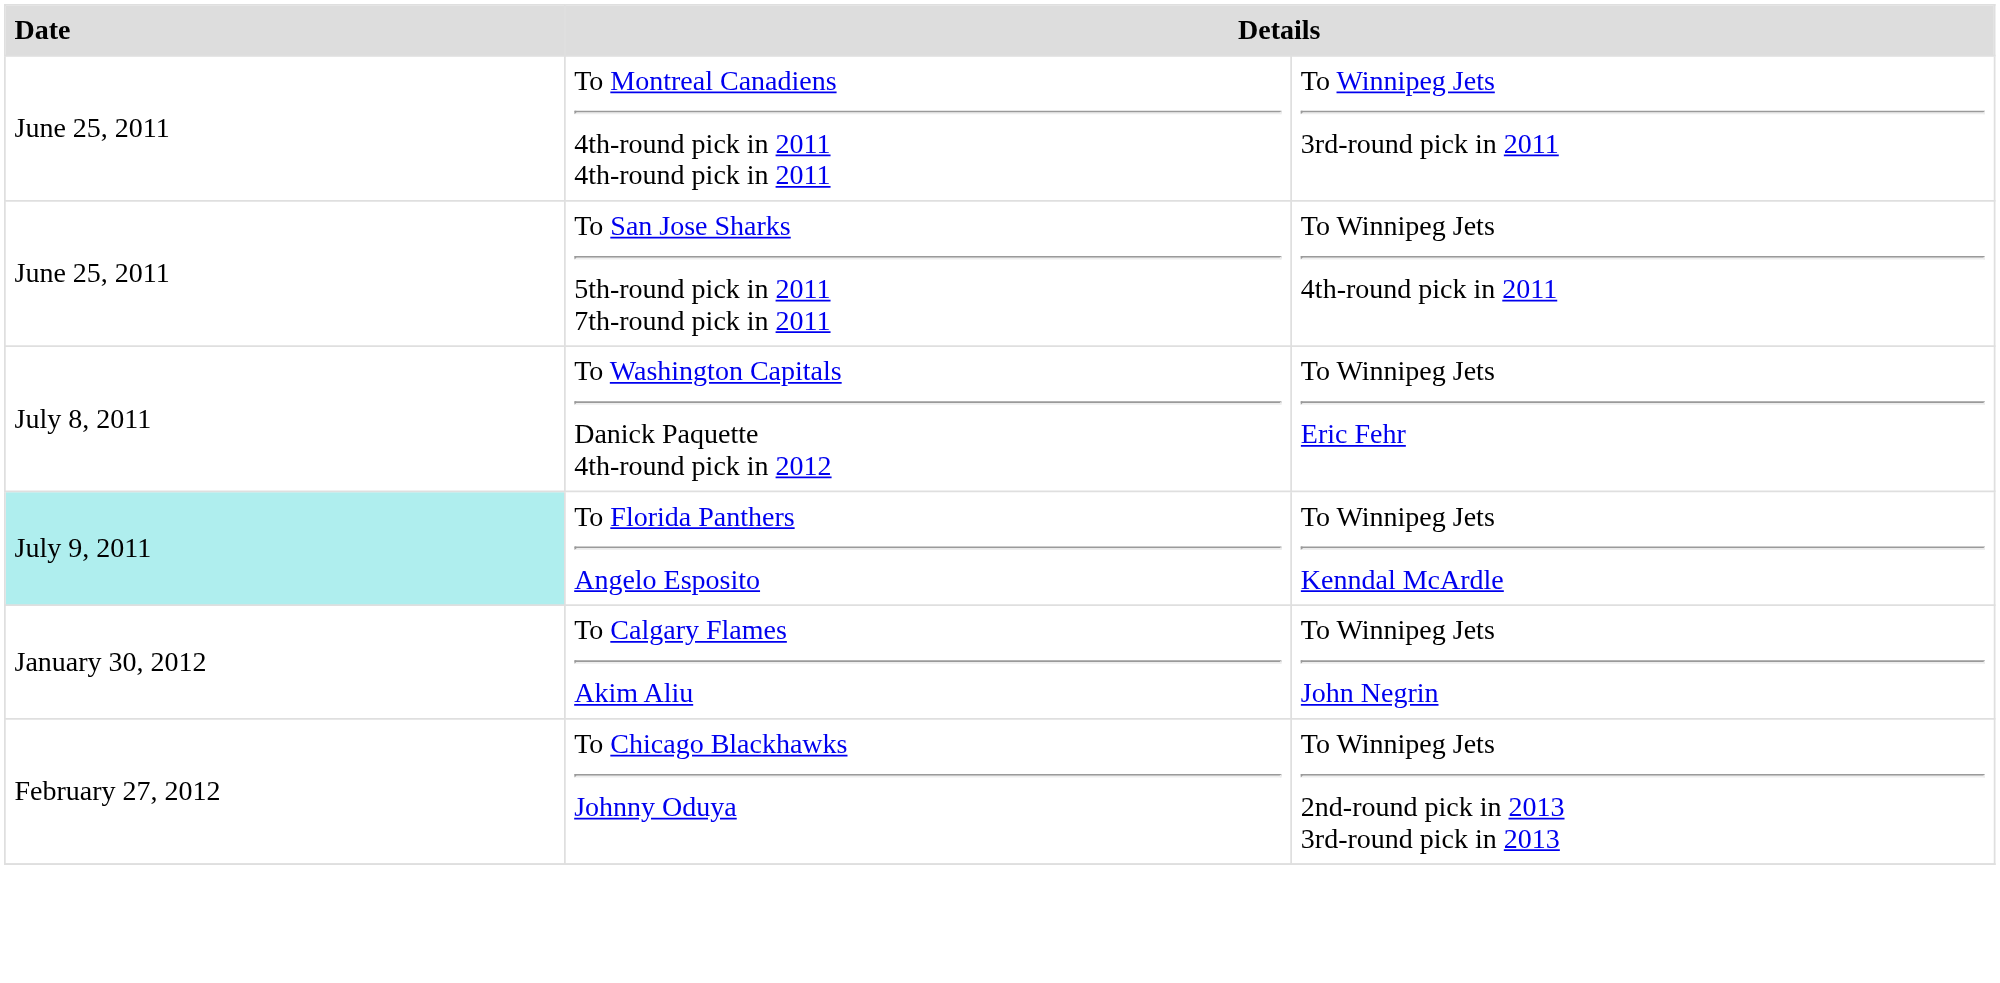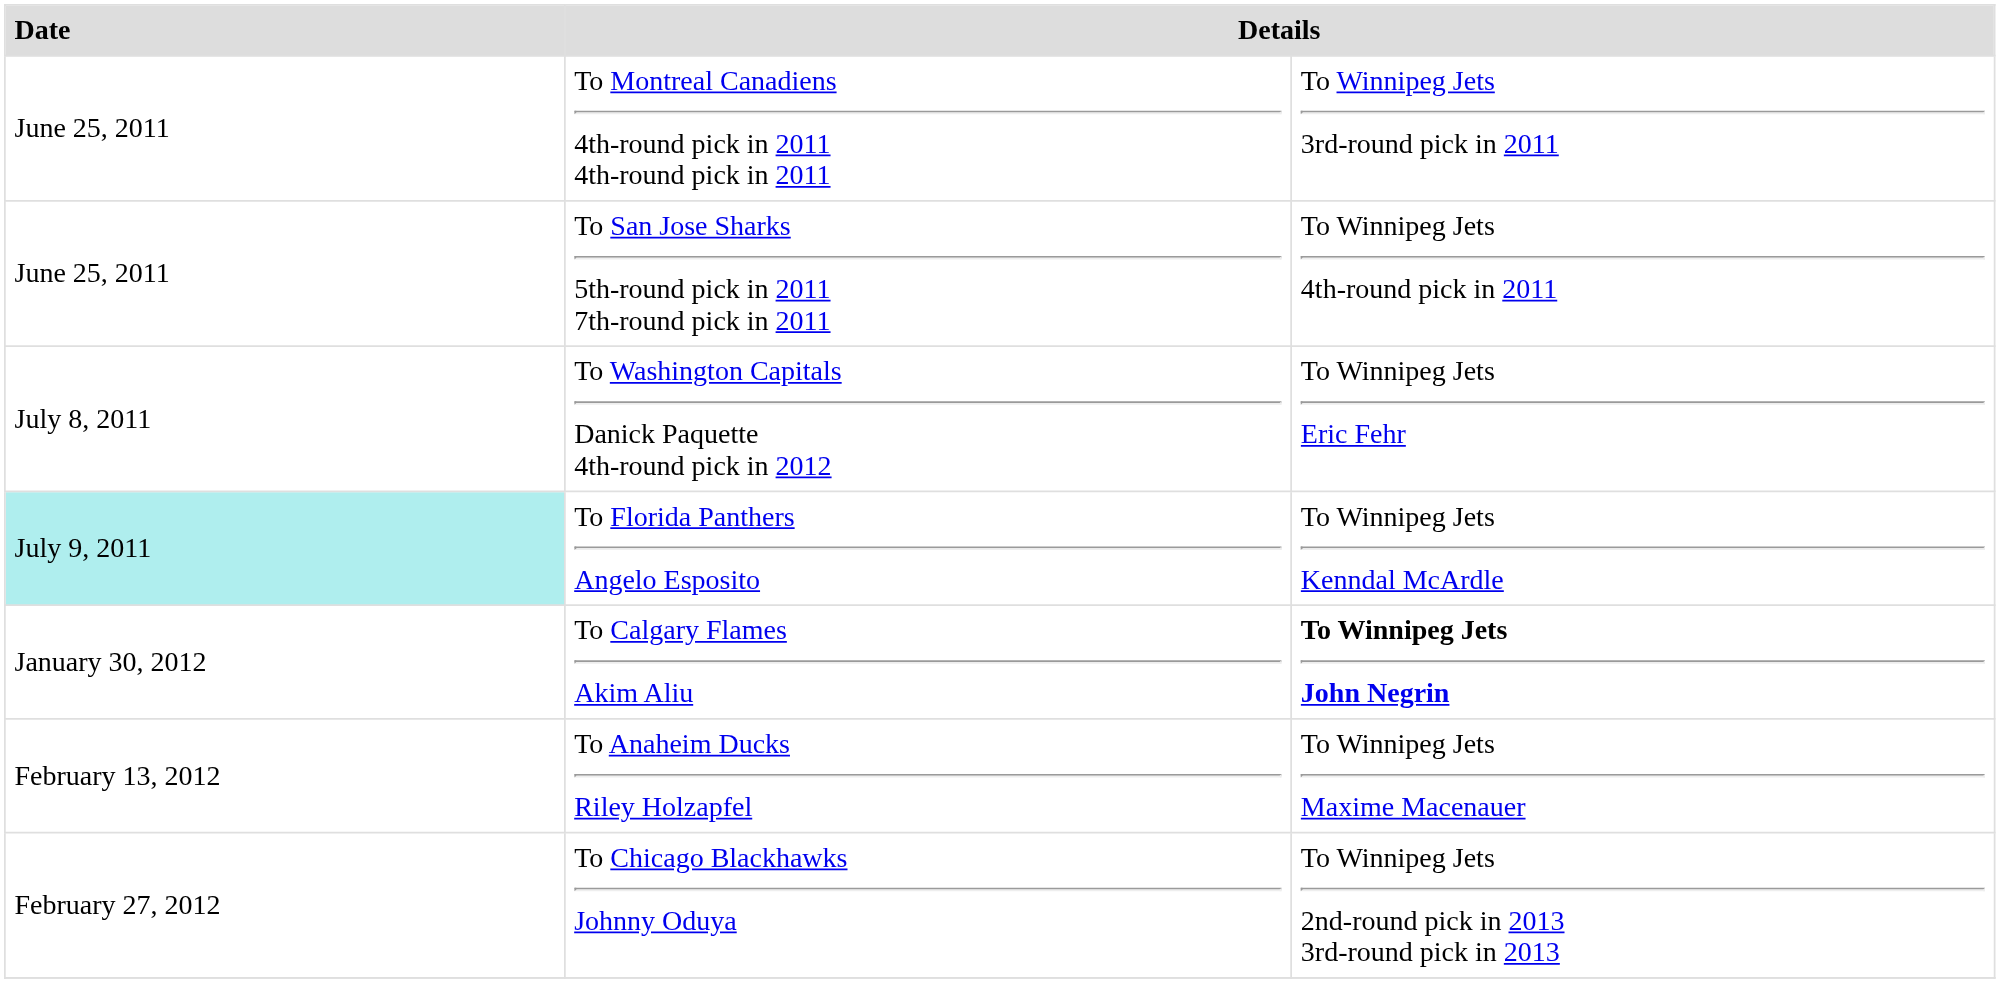(1643, 661) normal -> (1643, 661) bold
+ row: (928, 775)
